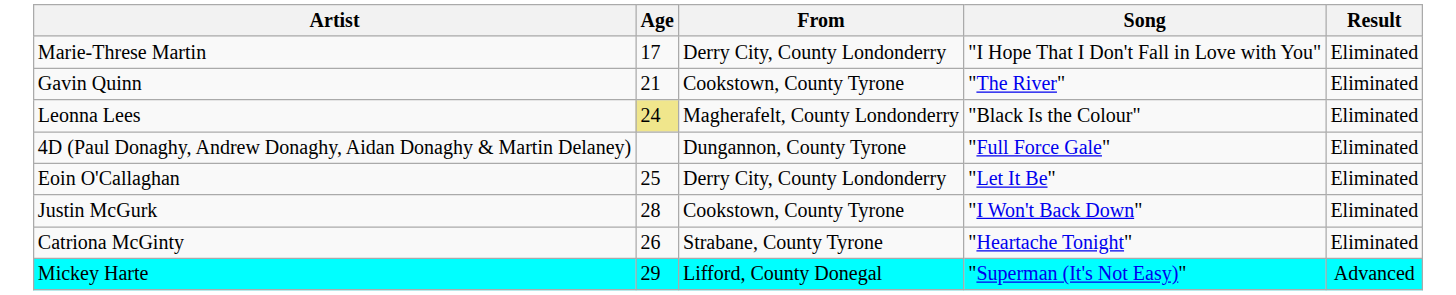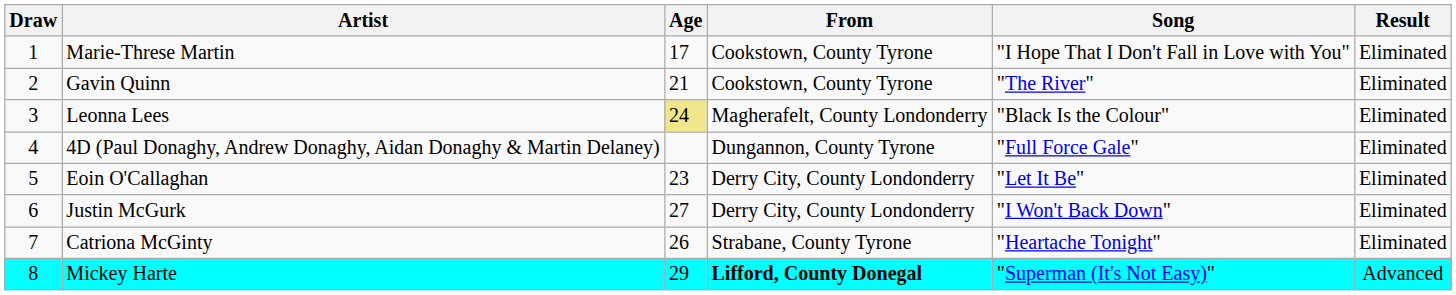+ column: (33, 20)
(815, 52) Derry City, County Londonderry -> (822, 52) Cookstown, County Tyrone
(650, 178) 25 -> (679, 178) 23
(650, 210) 28 -> (679, 210) 27
(794, 210) Cookstown, County Tyrone -> (843, 210) Derry City, County Londonderry
(783, 274) normal -> (817, 274) bold
